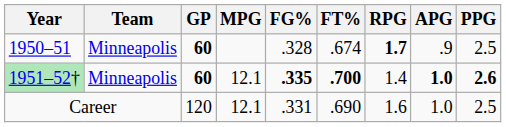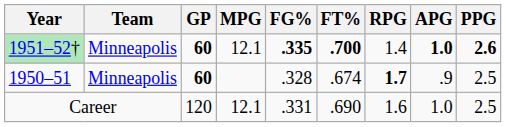rows swapped: (40, 48) <-> (44, 77)
